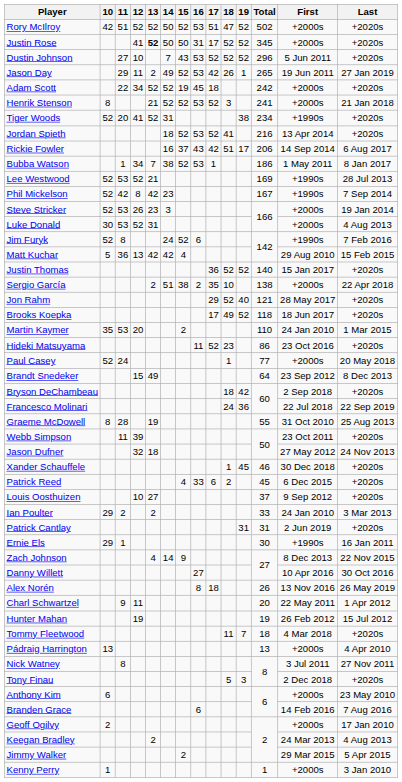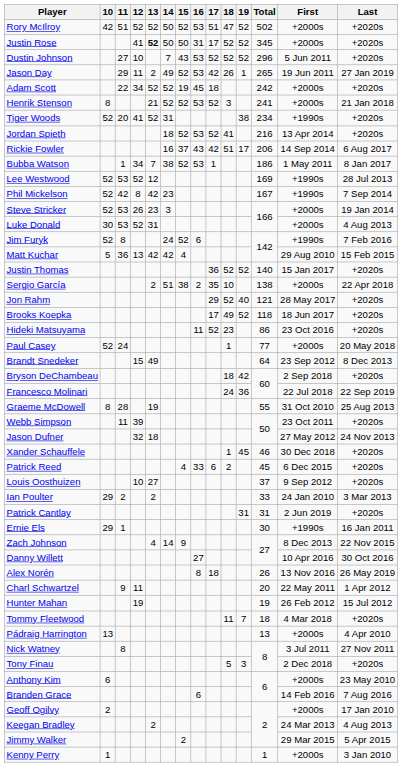(153, 179) 21 -> (153, 179) 12
- row: (38, 330)
